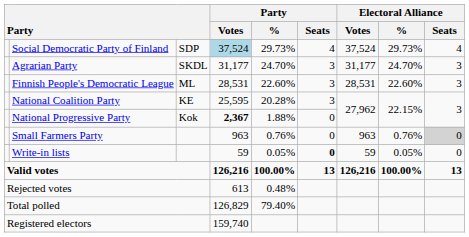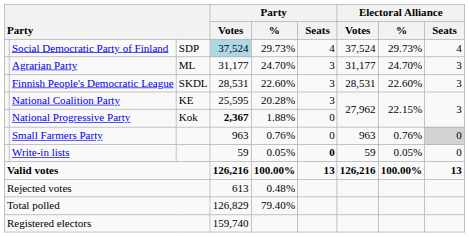(193, 65) SKDL -> (187, 65) ML
(187, 83) ML -> (193, 83) SKDL
